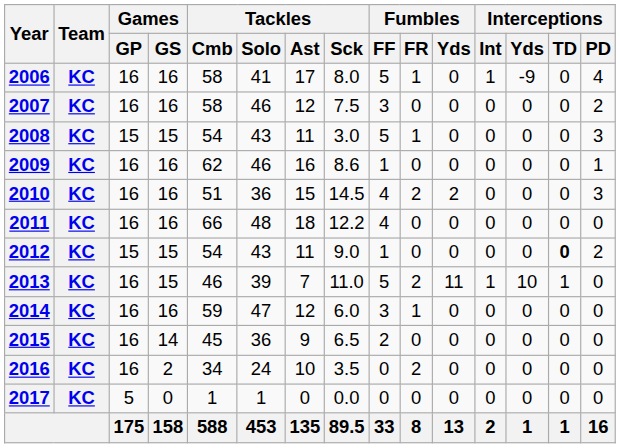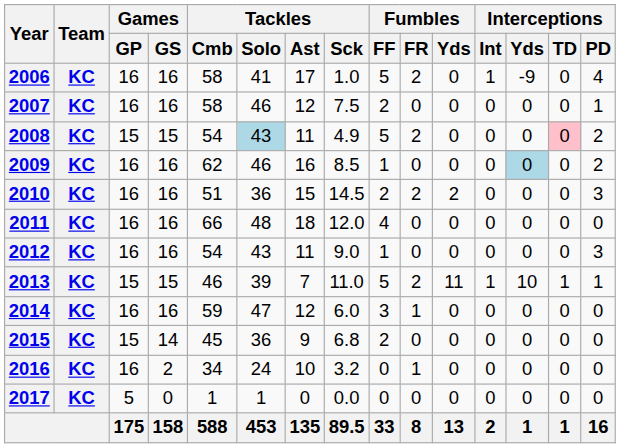(347, 77) 8.0 -> (347, 77) 1.0
(416, 77) 1 -> (416, 77) 2
(384, 106) 3 -> (384, 106) 2
(598, 106) 2 -> (598, 106) 1
(261, 135) no background -> (261, 135) lightblue background
(347, 135) 3.0 -> (347, 135) 4.9
(416, 135) 1 -> (416, 135) 2
(565, 135) no background -> (565, 135) pink background
(598, 135) 3 -> (598, 135) 2
(347, 164) 8.6 -> (347, 164) 8.5
(527, 164) no background -> (527, 164) lightblue background
(598, 164) 1 -> (598, 164) 2
(384, 194) 4 -> (384, 194) 2
(347, 223) 12.2 -> (347, 223) 12.0
(129, 252) 15 -> (129, 252) 16
(168, 252) 15 -> (168, 252) 16
(565, 252) bold -> (565, 252) normal
(598, 252) 2 -> (598, 252) 3
(129, 281) 16 -> (129, 281) 15
(598, 281) 0 -> (598, 281) 1
(129, 340) 16 -> (129, 340) 15
(347, 340) 6.5 -> (347, 340) 6.8
(347, 369) 3.5 -> (347, 369) 3.2
(416, 369) 2 -> (416, 369) 1
